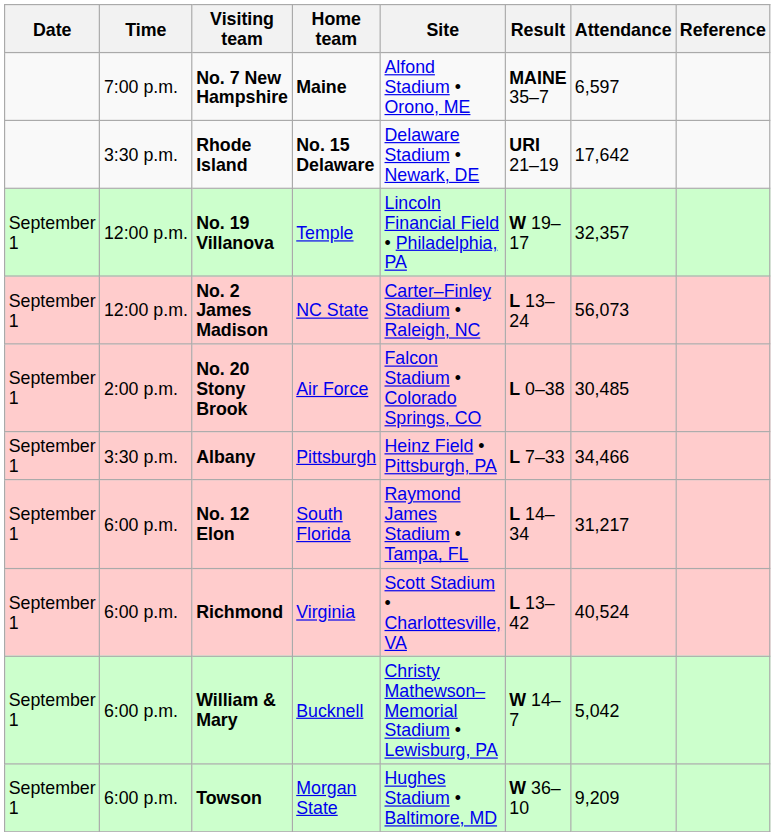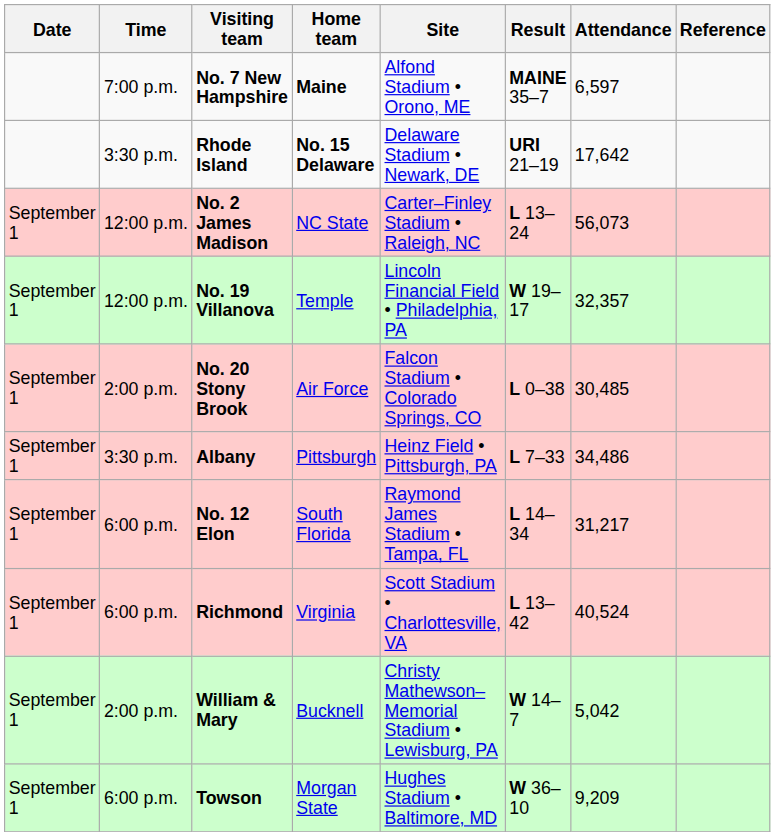rows swapped: (232, 310) <-> (235, 233)
(602, 456) 34,466 -> (602, 456) 34,486
(141, 710) 6:00 p.m. -> (141, 710) 2:00 p.m.
